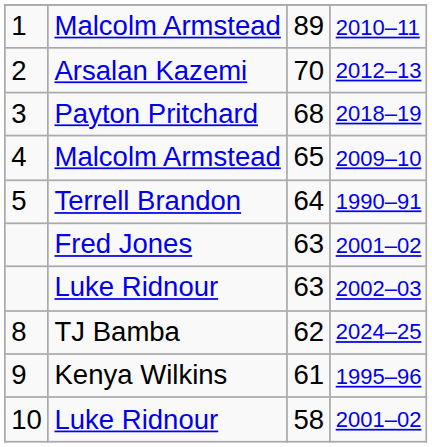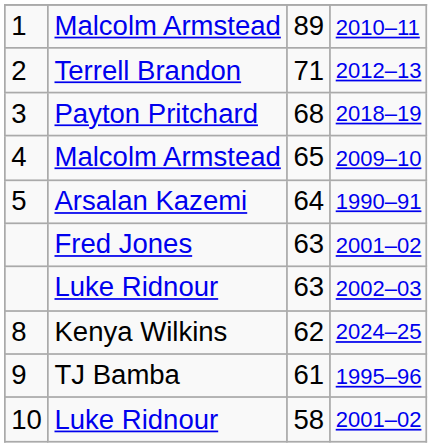(151, 69) Arsalan Kazemi -> (148, 69) Terrell Brandon
(309, 69) 70 -> (309, 69) 71
(148, 200) Terrell Brandon -> (151, 200) Arsalan Kazemi
(117, 331) TJ Bamba -> (141, 331) Kenya Wilkins
(141, 375) Kenya Wilkins -> (117, 375) TJ Bamba
